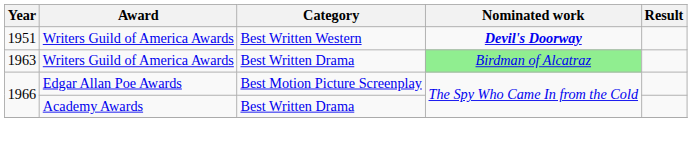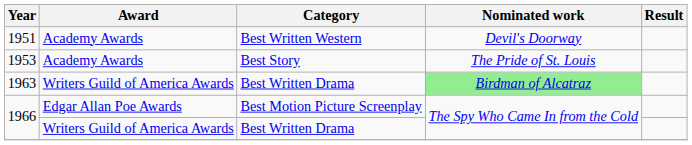(138, 38) Writers Guild of America Awards -> (93, 38) Academy Awards
(533, 38) bold -> (533, 38) normal
+ row: (22, 60)
(93, 106) Academy Awards -> (138, 128) Writers Guild of America Awards
